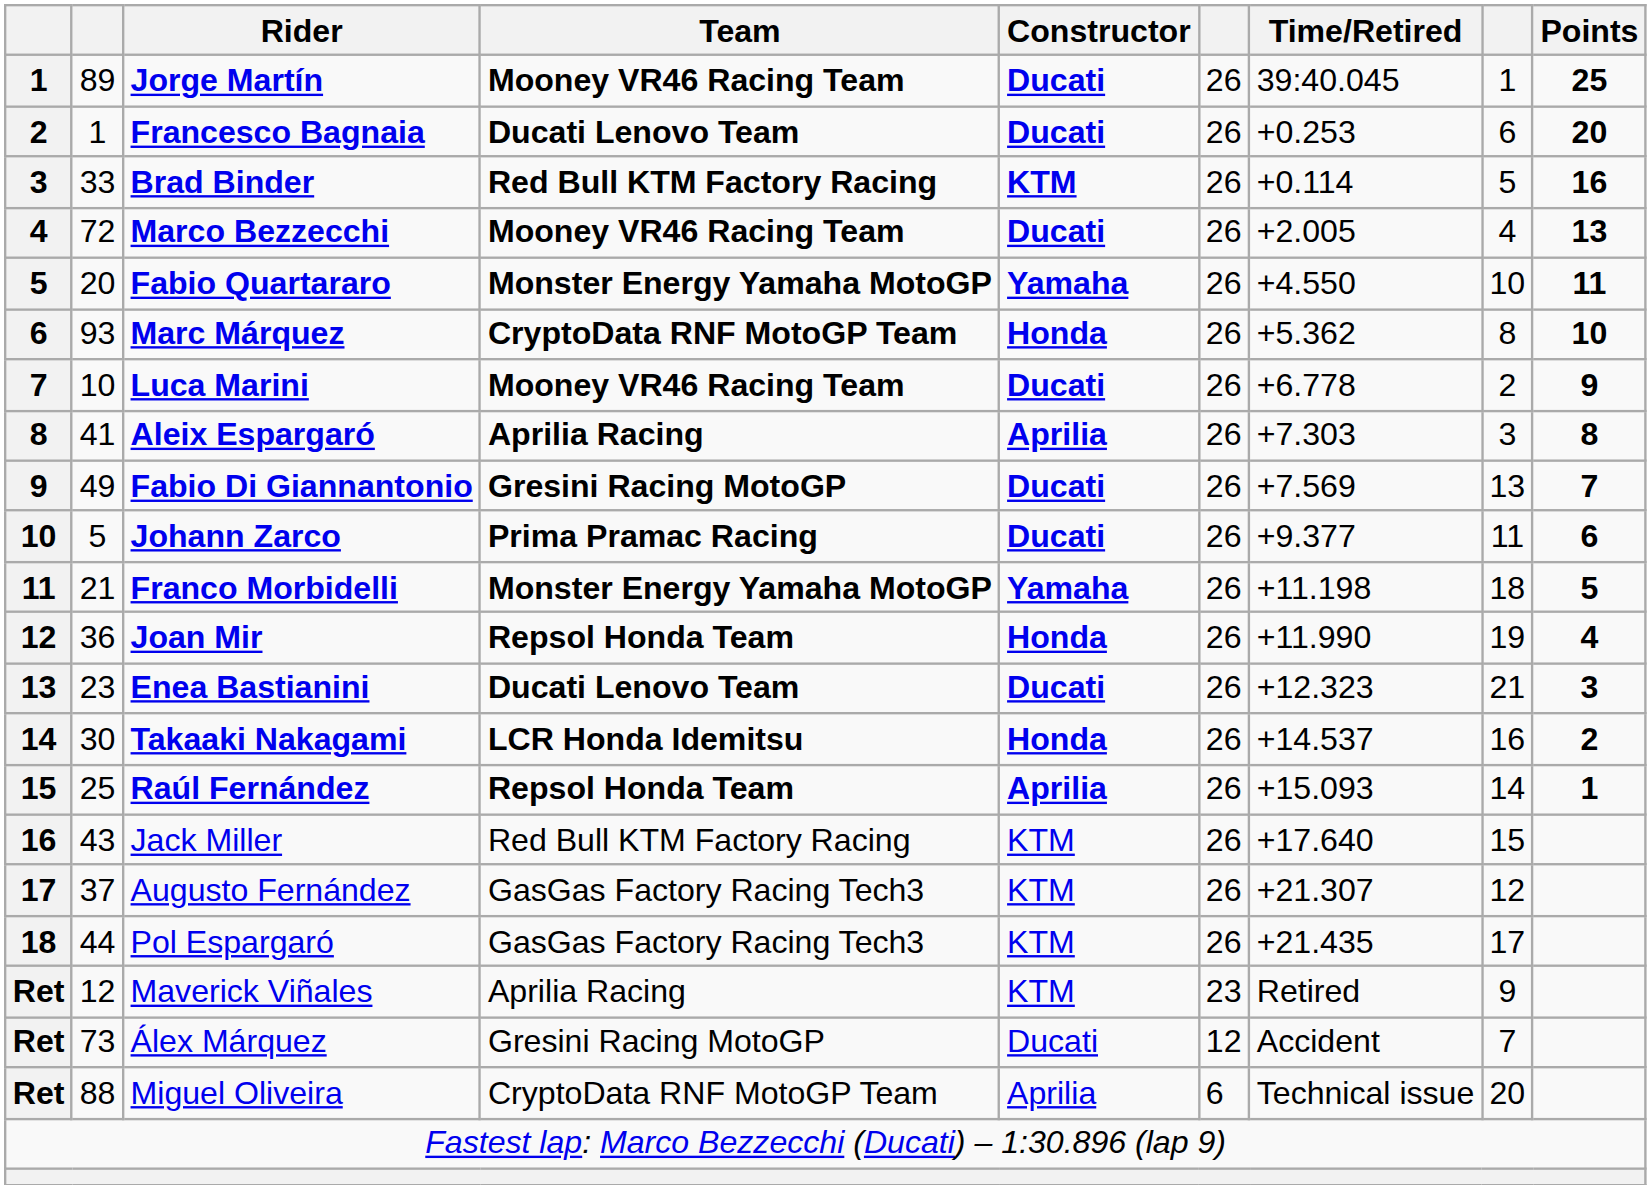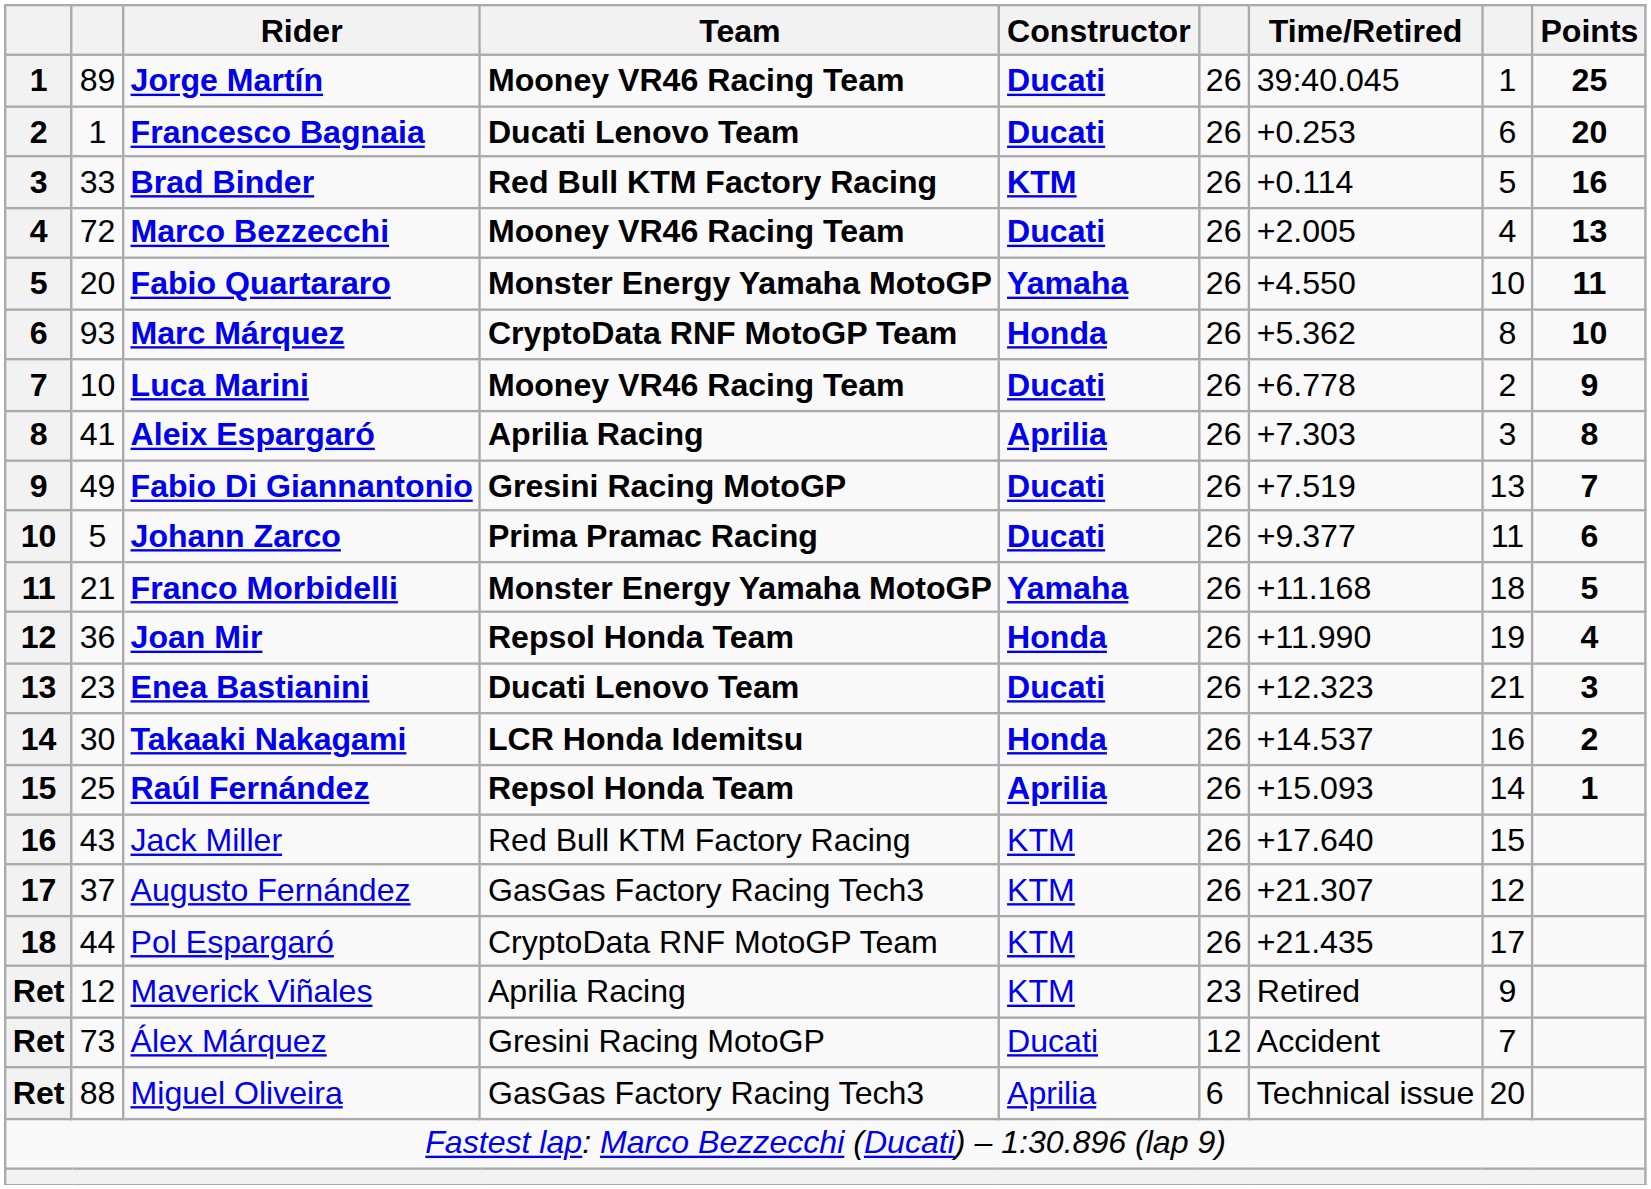(1306, 485) +7.569 -> (1306, 485) +7.519
(1314, 587) +11.198 -> (1314, 587) +11.168
(706, 941) GasGas Factory Racing Tech3 -> (713, 941) CryptoData RNF MotoGP Team
(713, 1093) CryptoData RNF MotoGP Team -> (706, 1093) GasGas Factory Racing Tech3
